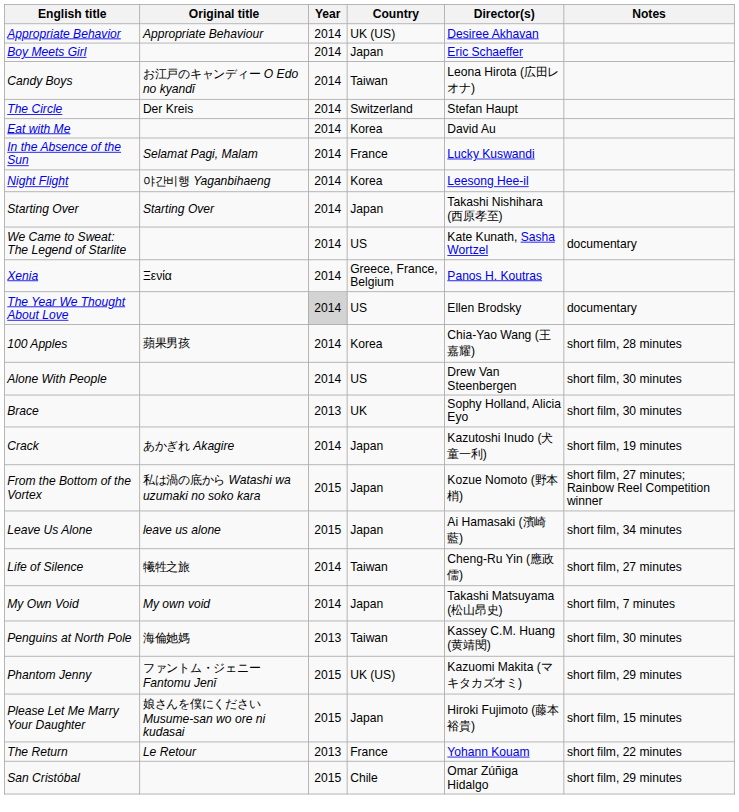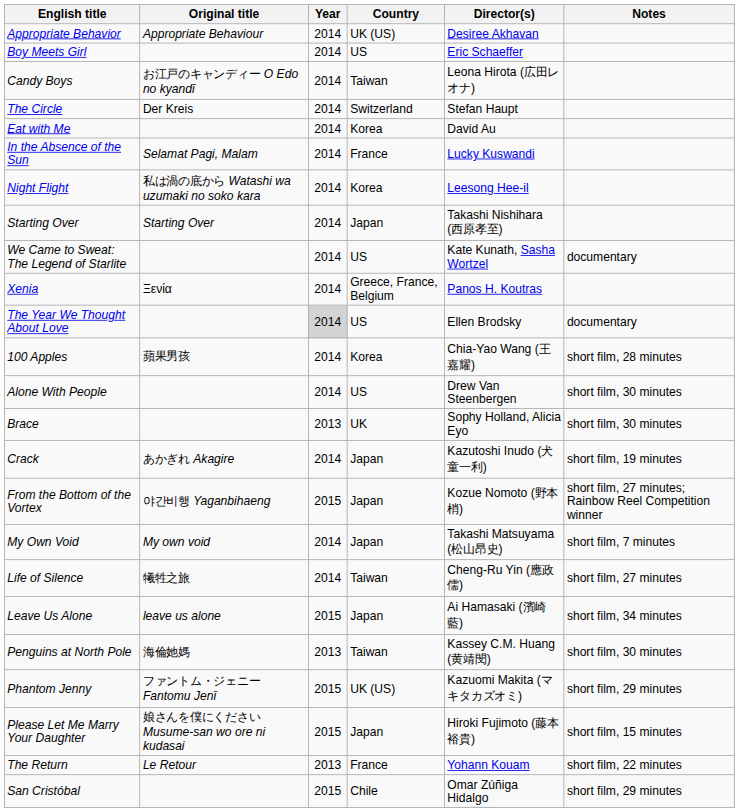(367, 53) Japan -> (359, 53) US
(207, 181) 야간비행 Yaganbihaeng -> (217, 188) 私は渦の底から Watashi wa uzumaki no soko kara
(217, 489) 私は渦の底から Watashi wa uzumaki no soko kara -> (207, 501) 야간비행 Yaganbihaeng
rows swapped: (50, 530) <-> (43, 604)
